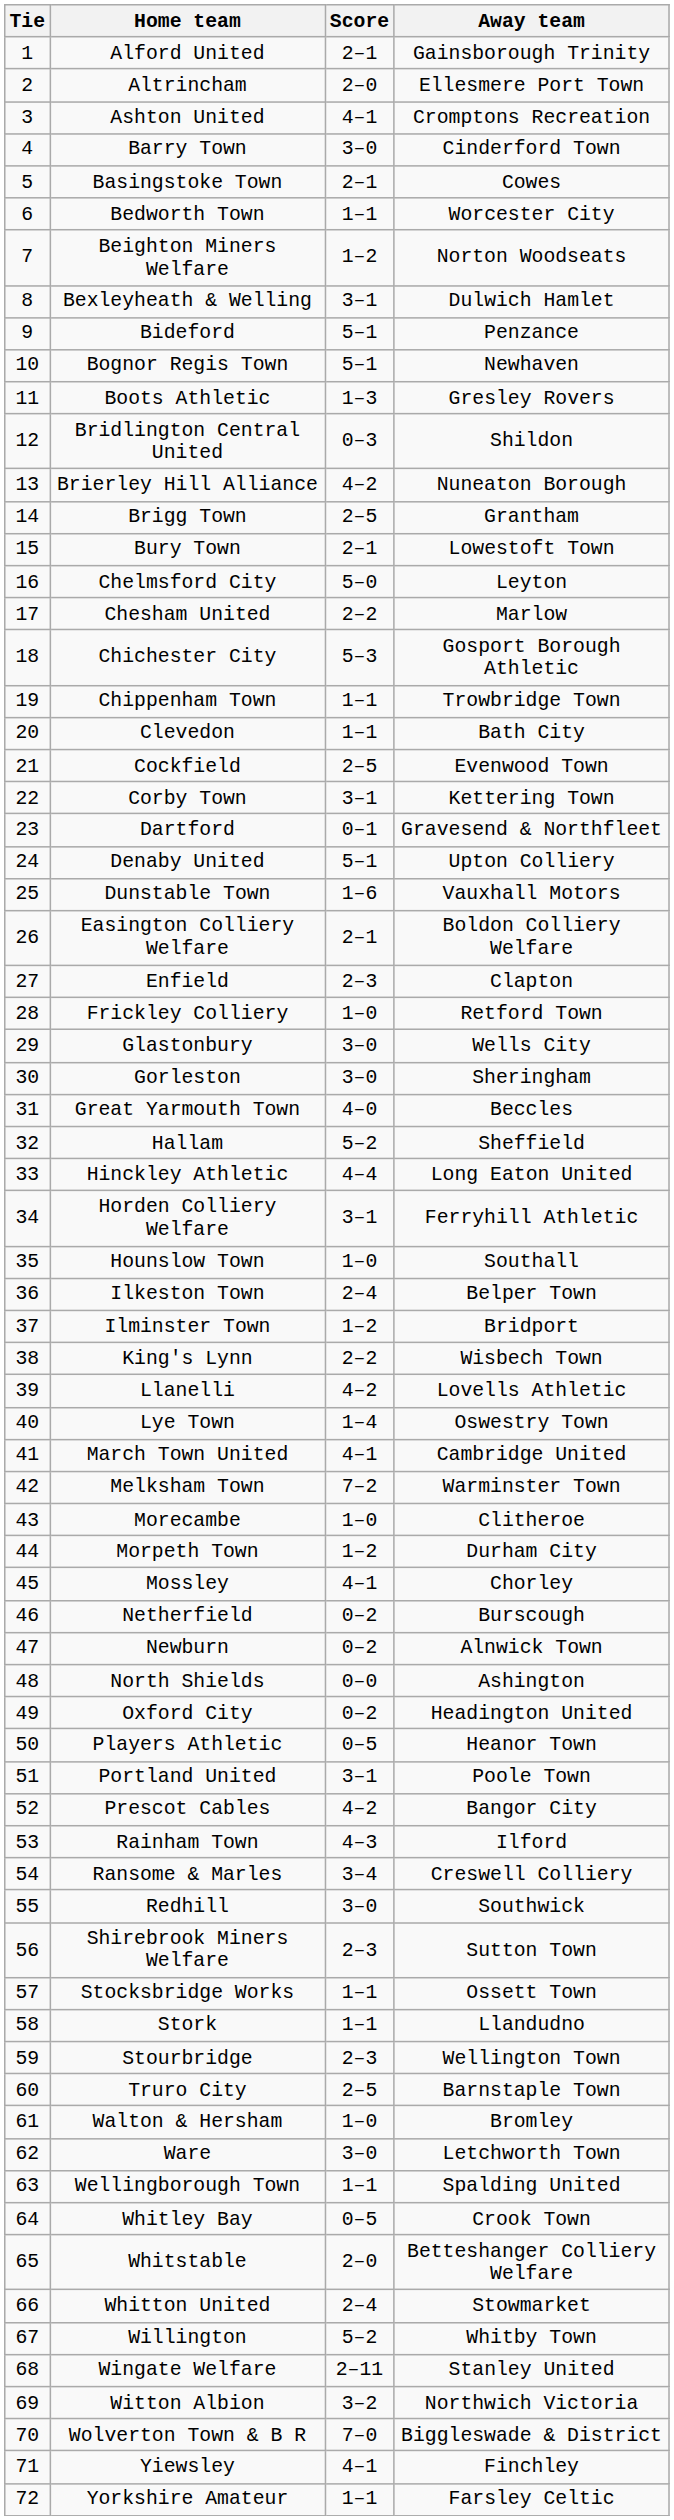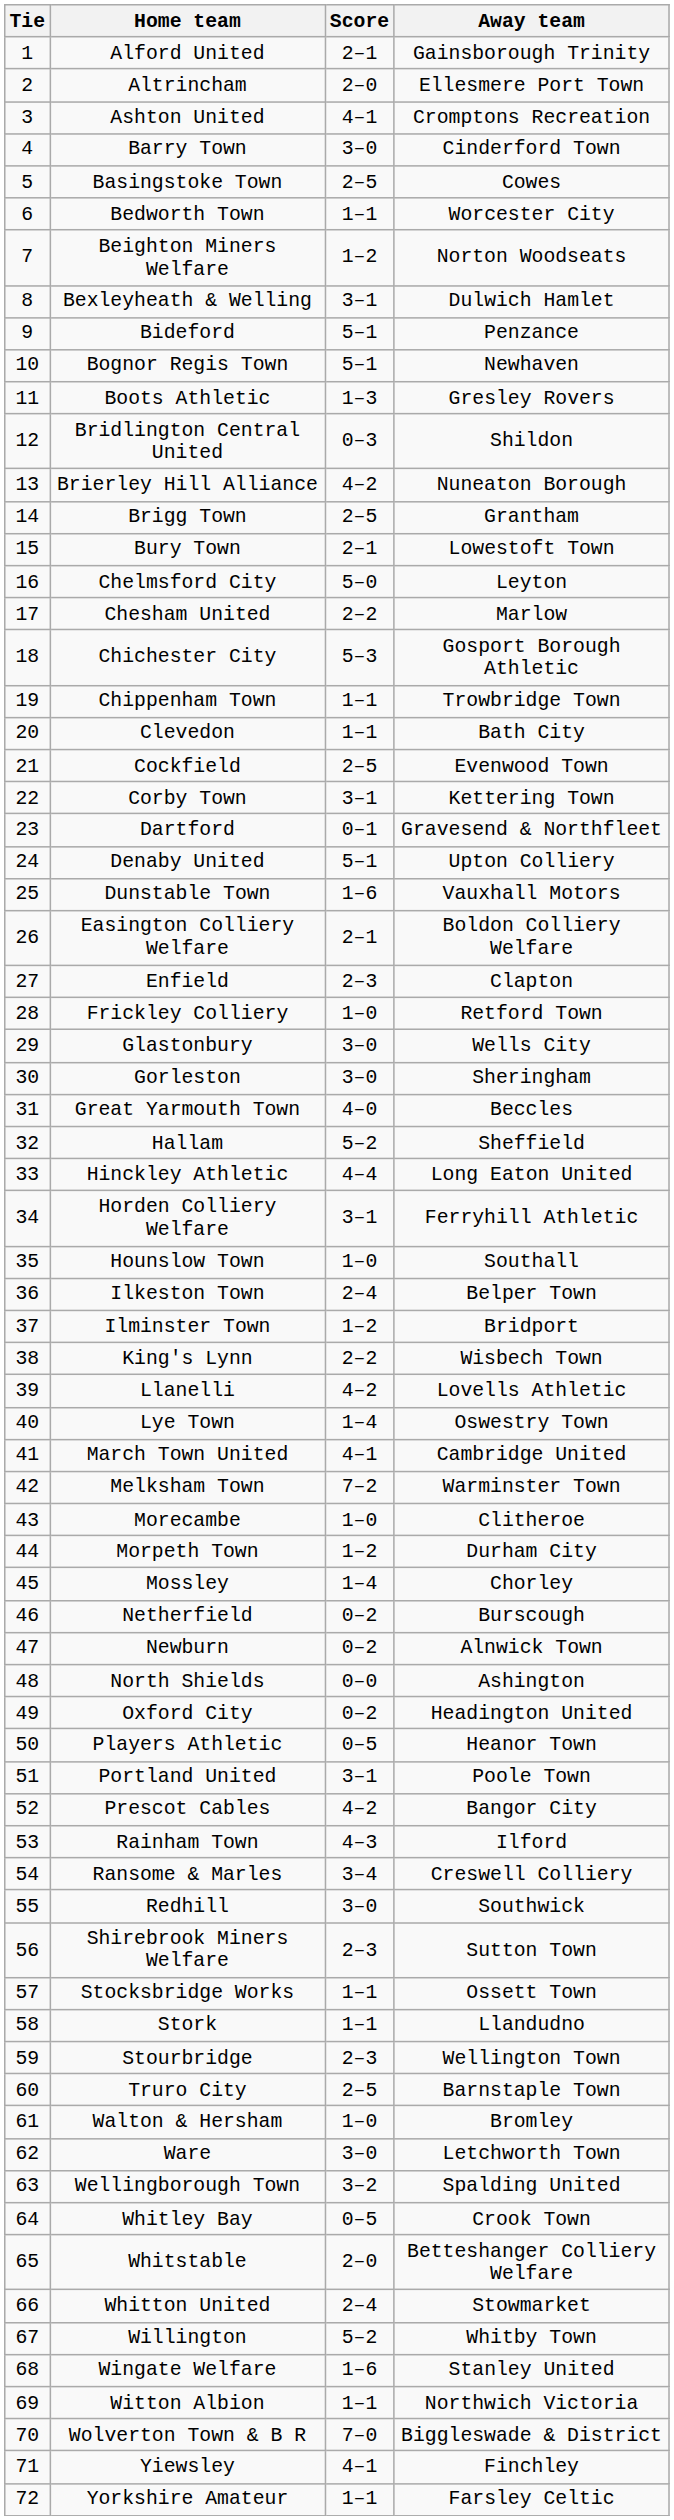(359, 182) 2–1 -> (359, 182) 2–5
(359, 1584) 4–1 -> (359, 1584) 1–4
(359, 2187) 1–1 -> (359, 2187) 3–2
(359, 2370) 2–11 -> (359, 2370) 1–6
(359, 2403) 3–2 -> (359, 2403) 1–1
